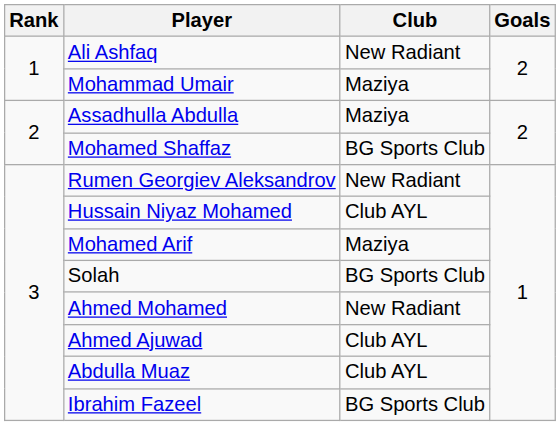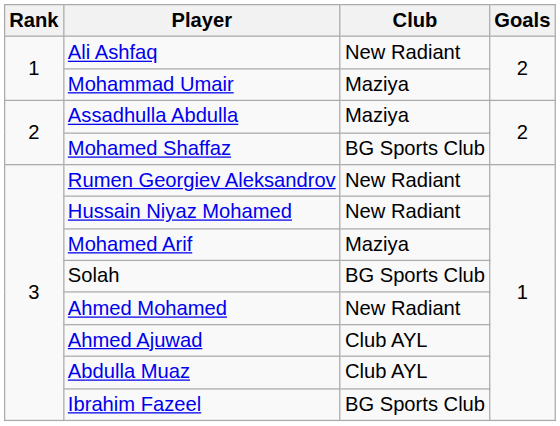(386, 212) Club AYL -> (403, 212) New Radiant
